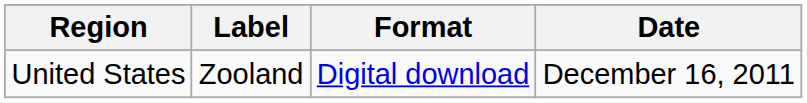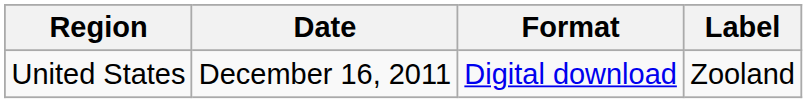columns swapped: (669, 27) <-> (251, 27)
